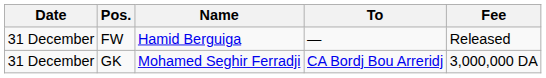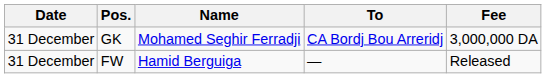rows swapped: (111, 61) <-> (112, 38)
